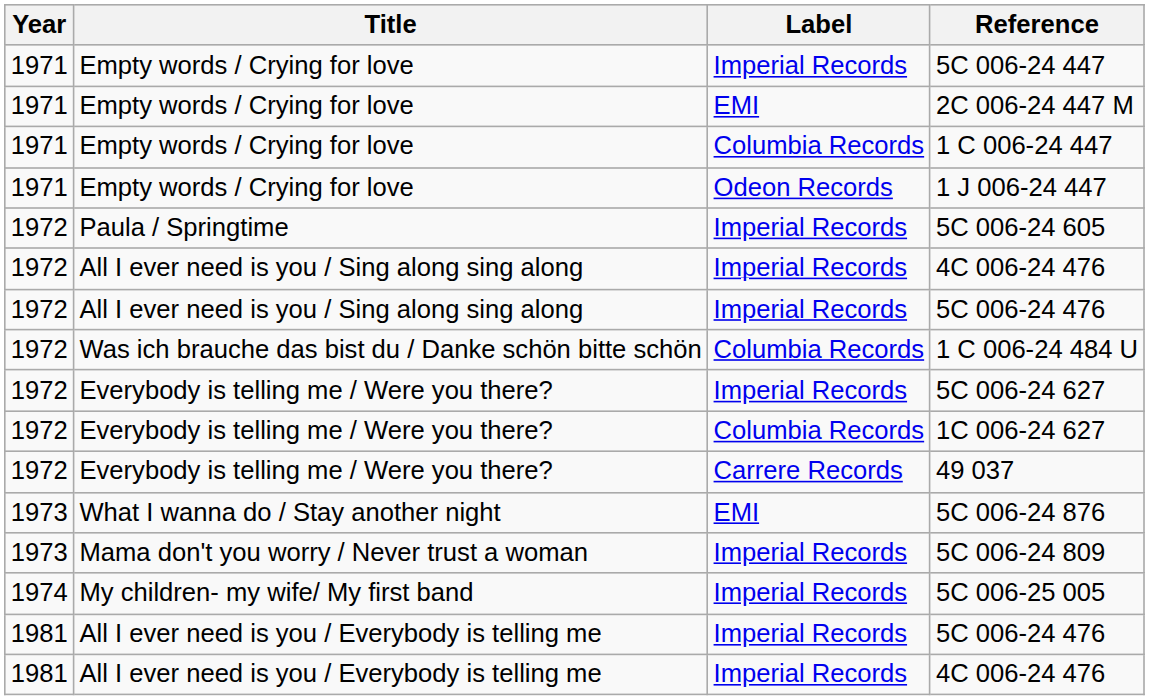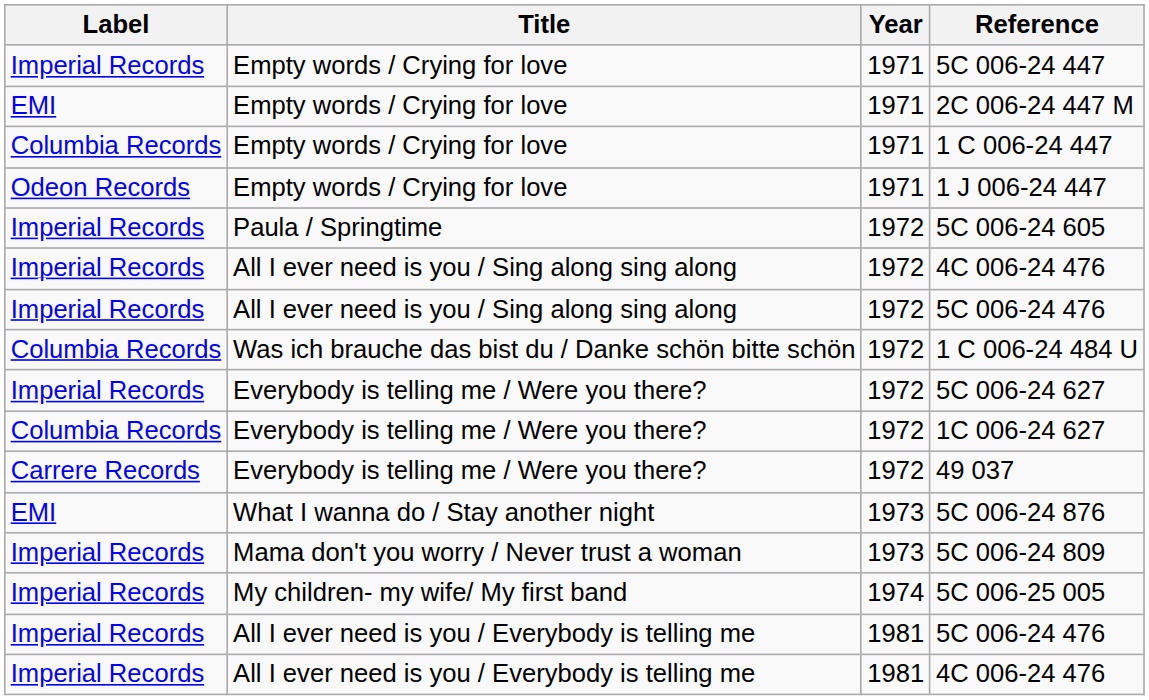columns swapped: (39, 24) <-> (819, 24)
